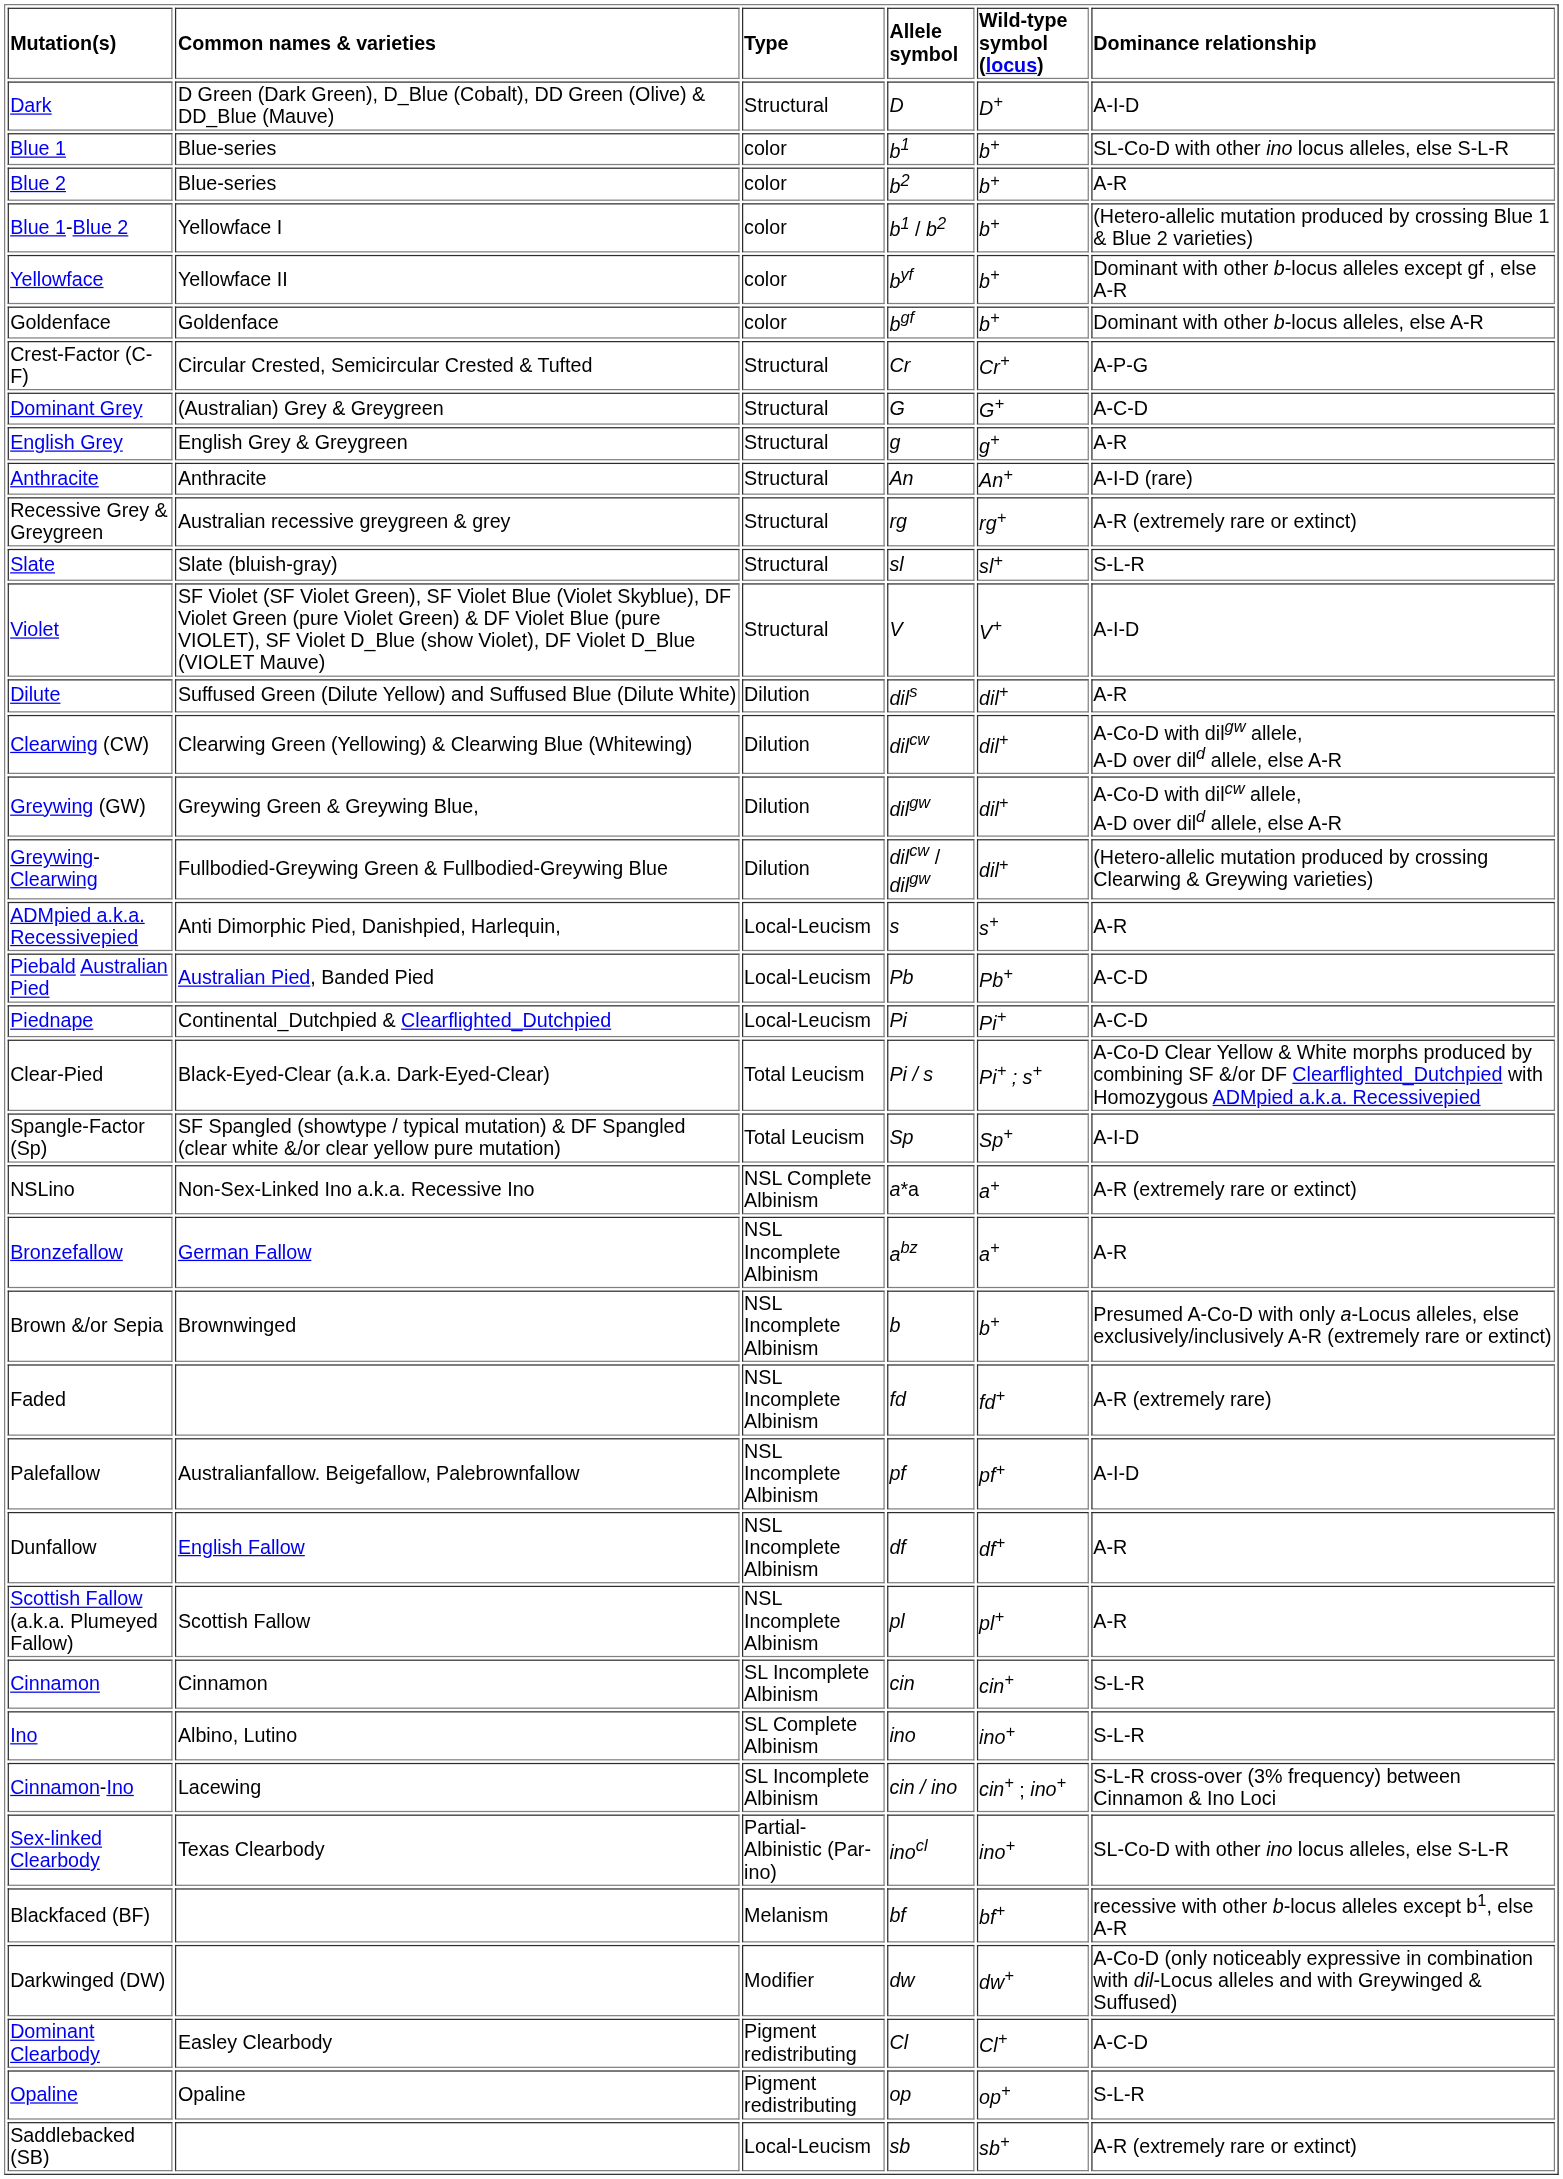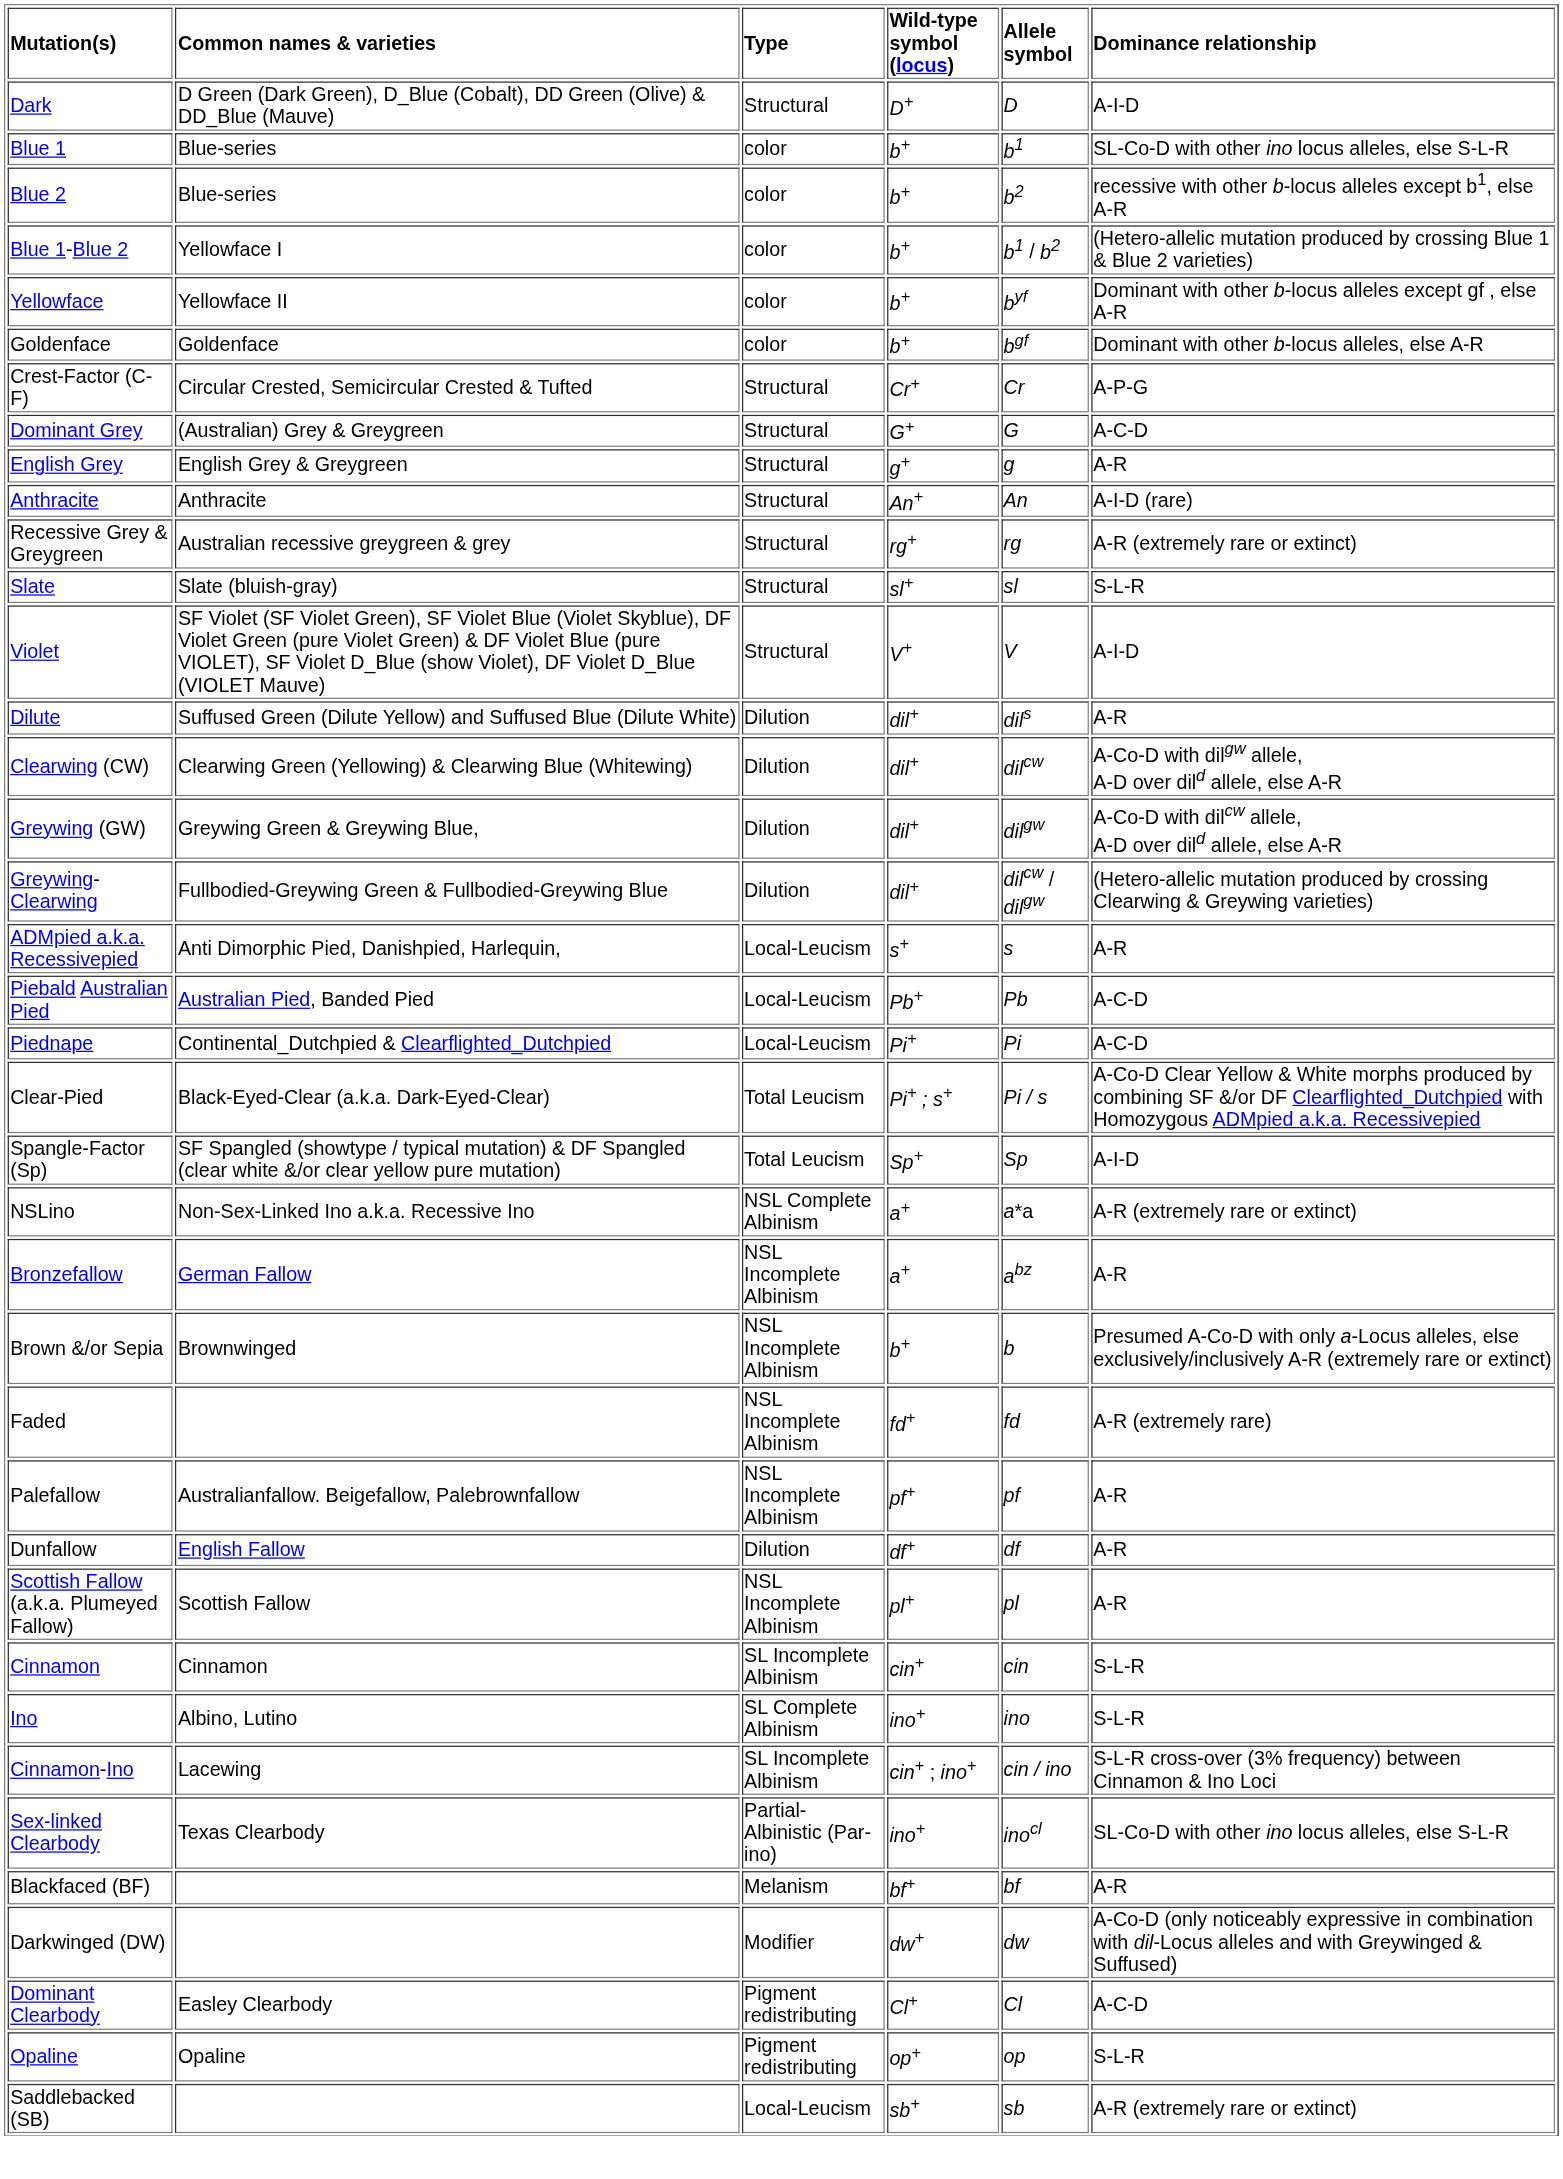columns swapped: (1023, 43) <-> (924, 43)
(1110, 184) A-R -> (1313, 195) recessive with other b-locus alleles except b1, else A-R
(1116, 1473) A-I-D -> (1110, 1495) A-R
(792, 1547) NSL Incomplete Albinism -> (777, 1550) Dilution
(1313, 1915) recessive with other b-locus alleles except b1, else A-R -> (1110, 1887) A-R
